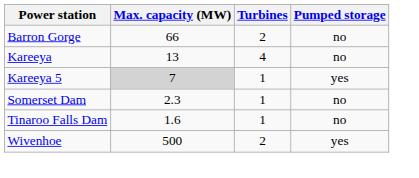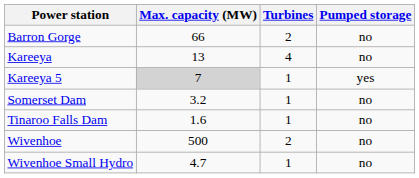(172, 99) 2.3 -> (198, 99) 3.2
(340, 141) yes -> (365, 141) no
+ row: (70, 162)
